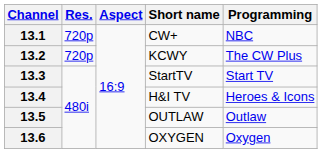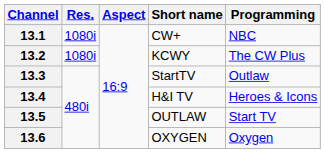(79, 35) 720p -> (80, 35) 1080i
(79, 55) 720p -> (80, 55) 1080i
(249, 76) Start TV -> (249, 76) Outlaw
(246, 117) Outlaw -> (252, 117) Start TV
